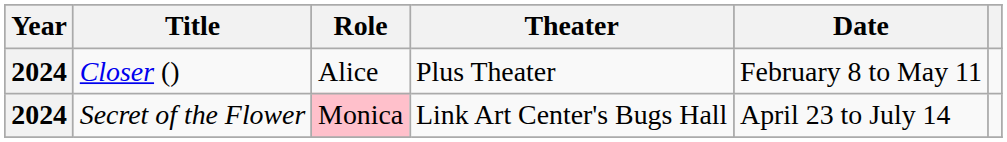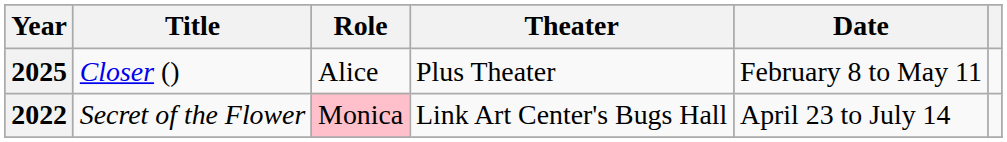(39, 70) 2024 -> (39, 70) 2025
(39, 114) 2024 -> (39, 114) 2022
